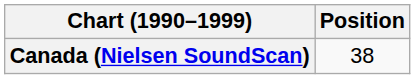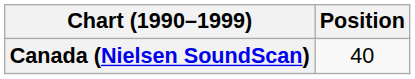(362, 55) 38 -> (362, 55) 40
